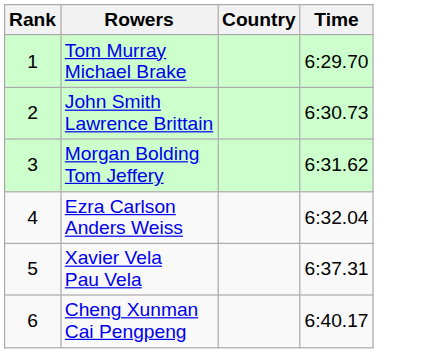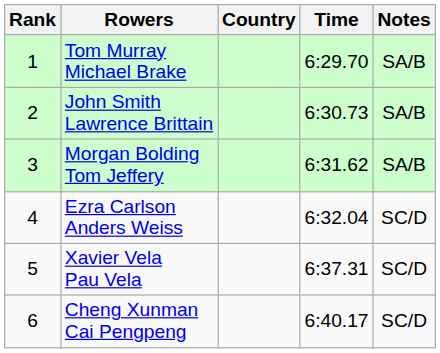+ column: (404, 19)
